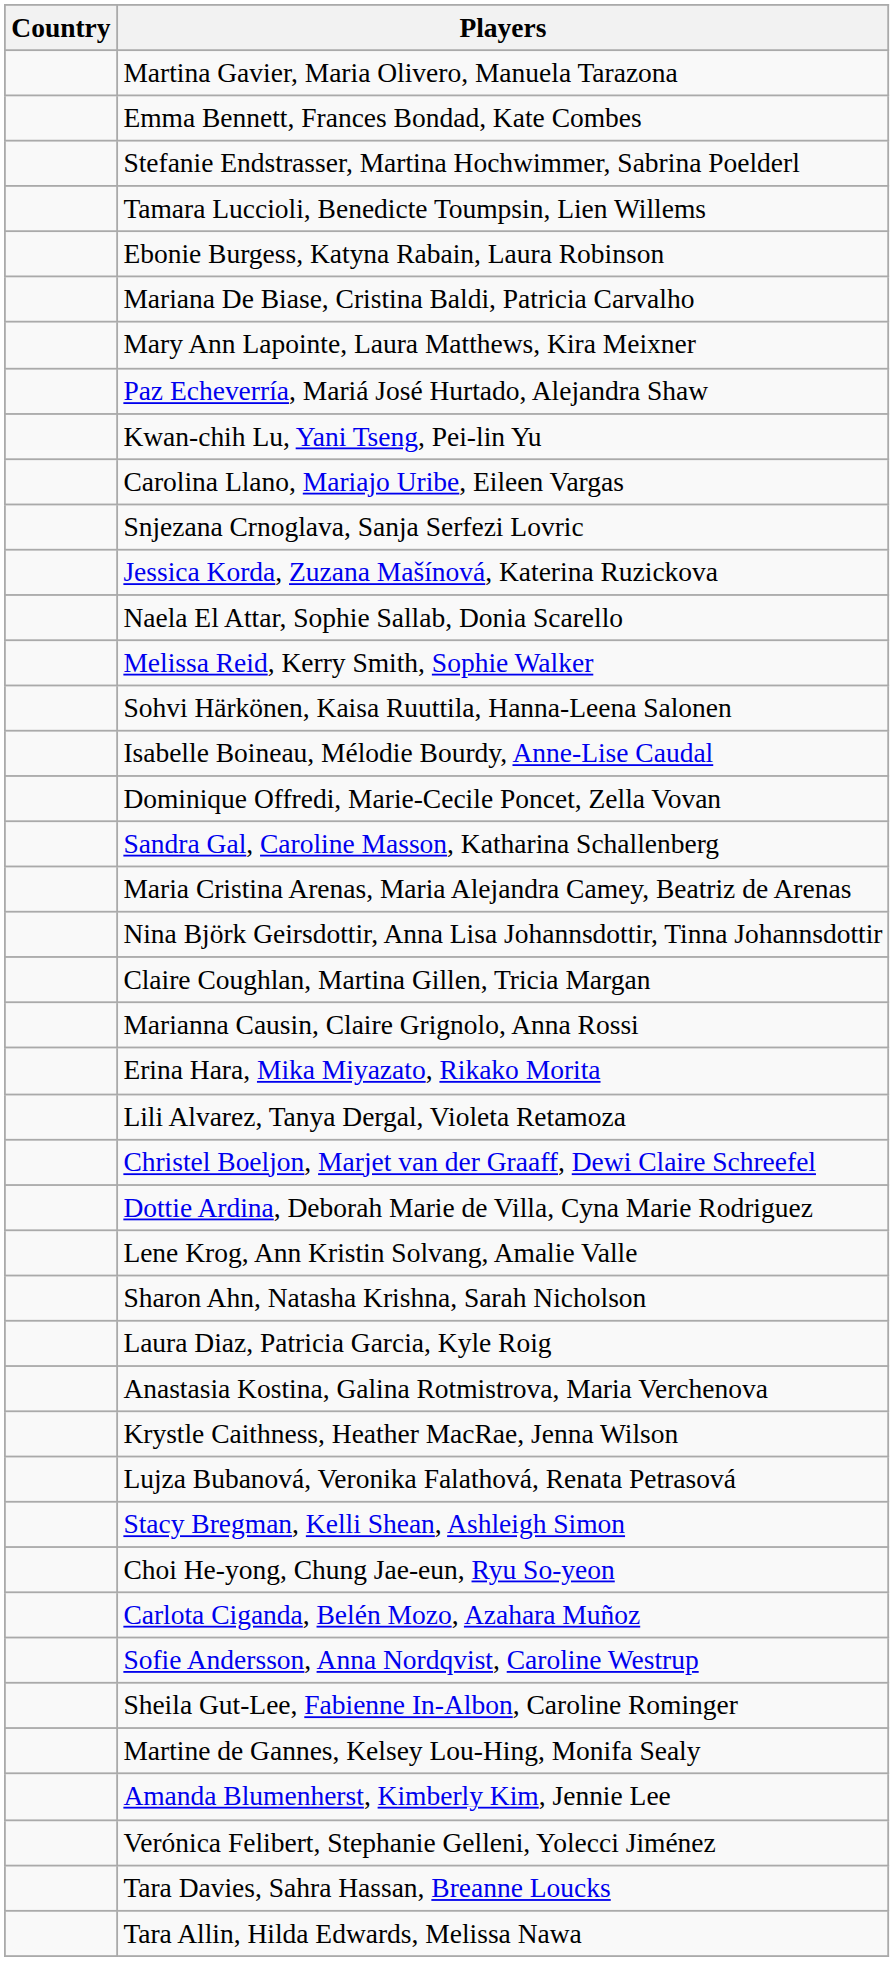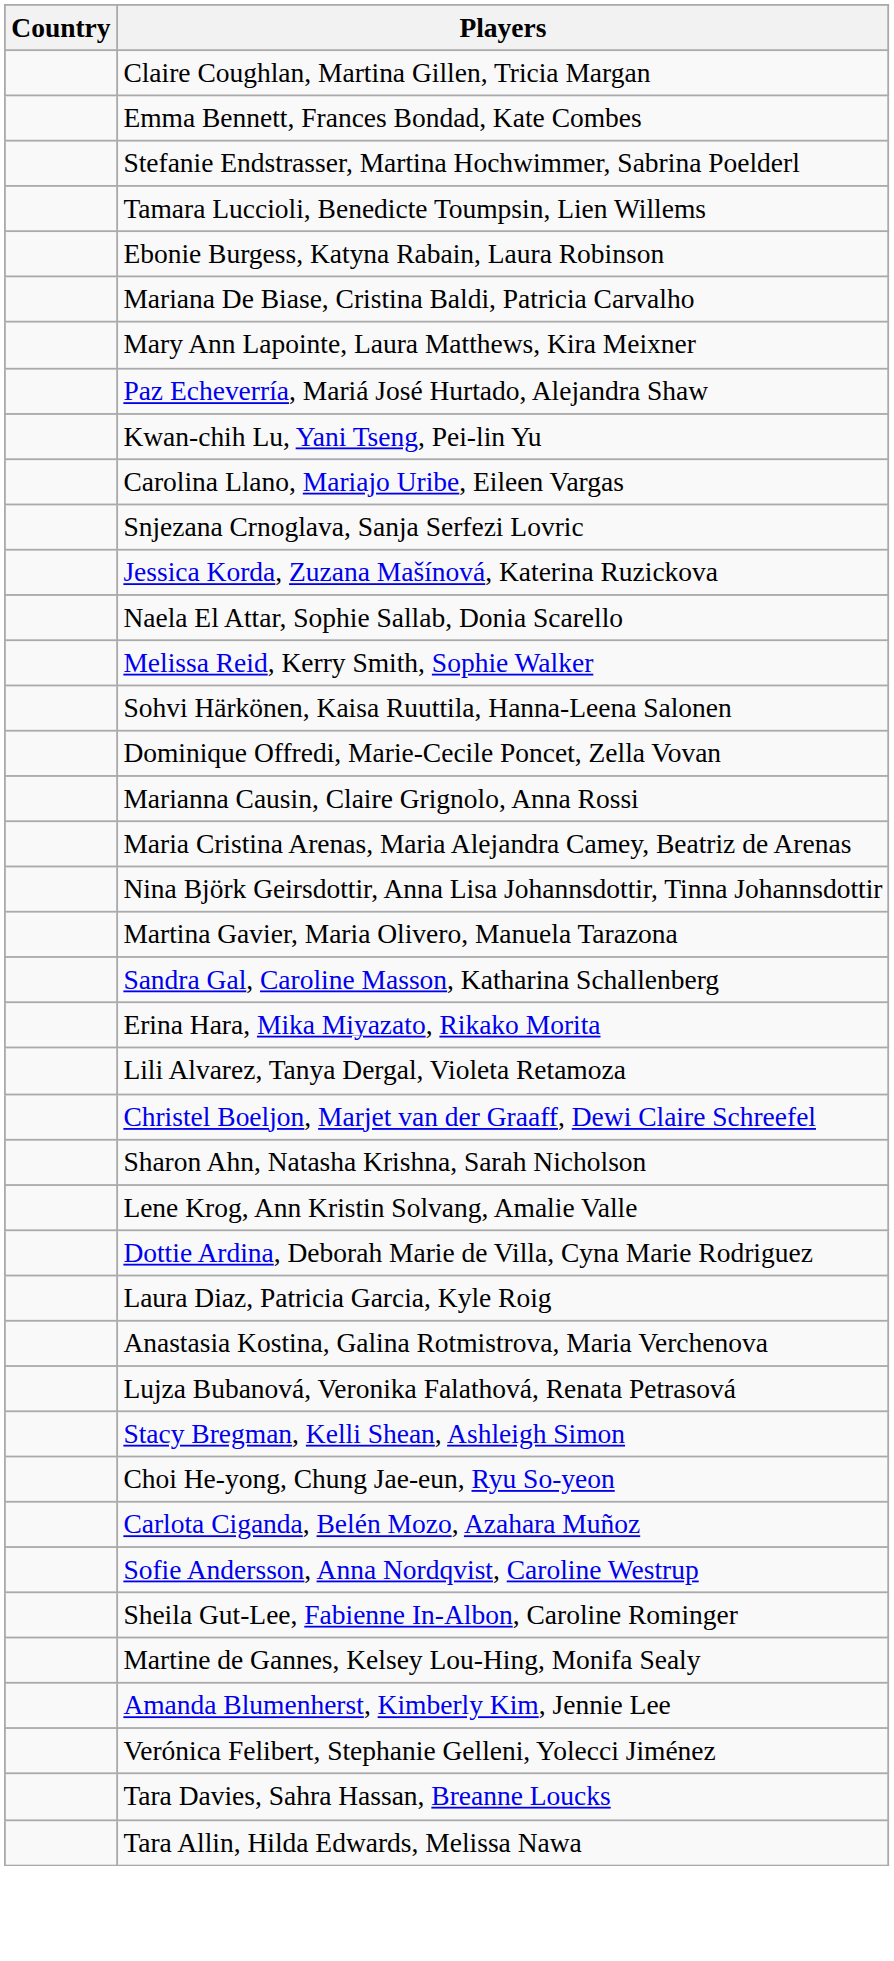rows swapped: (401, 72) <-> (387, 979)
- row: (418, 753)
rows swapped: (421, 843) <-> (381, 1025)
rows swapped: (385, 1297) <-> (468, 1206)
- row: (401, 1433)
